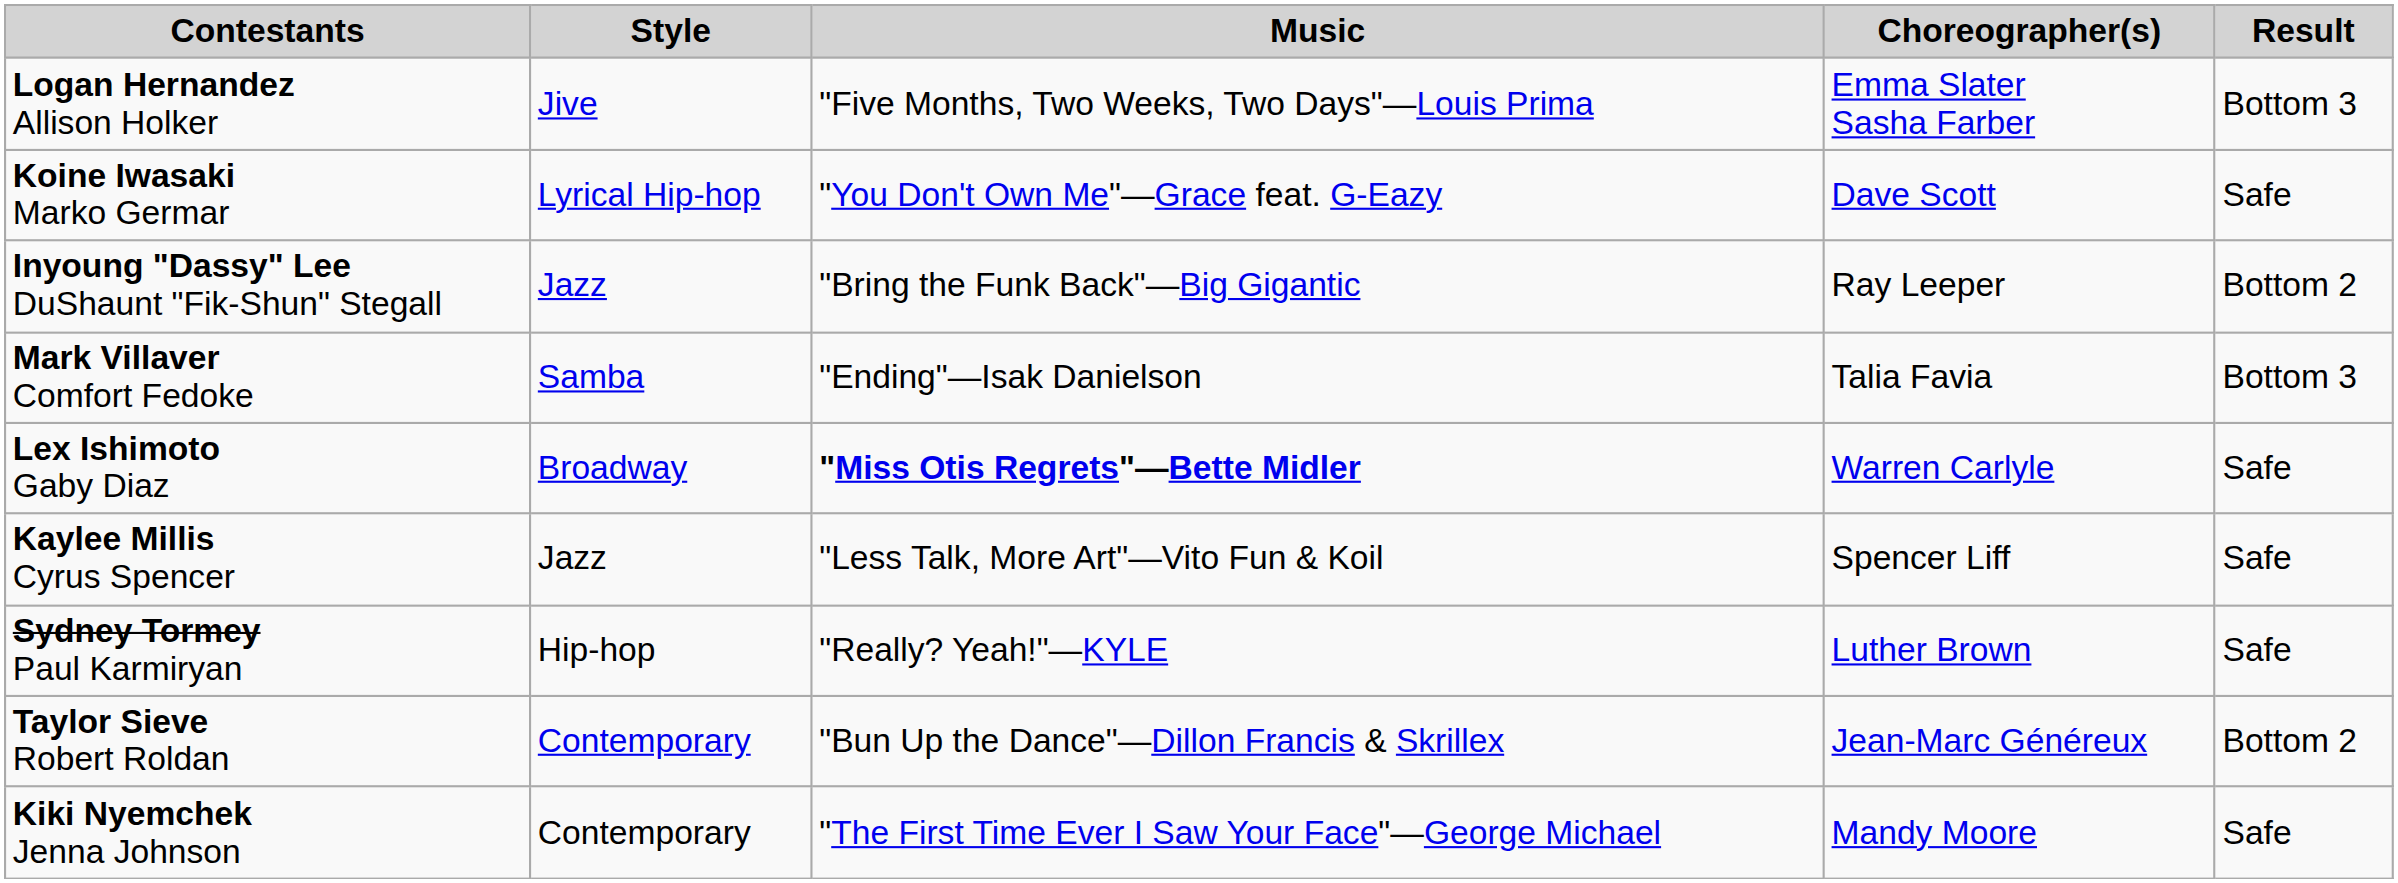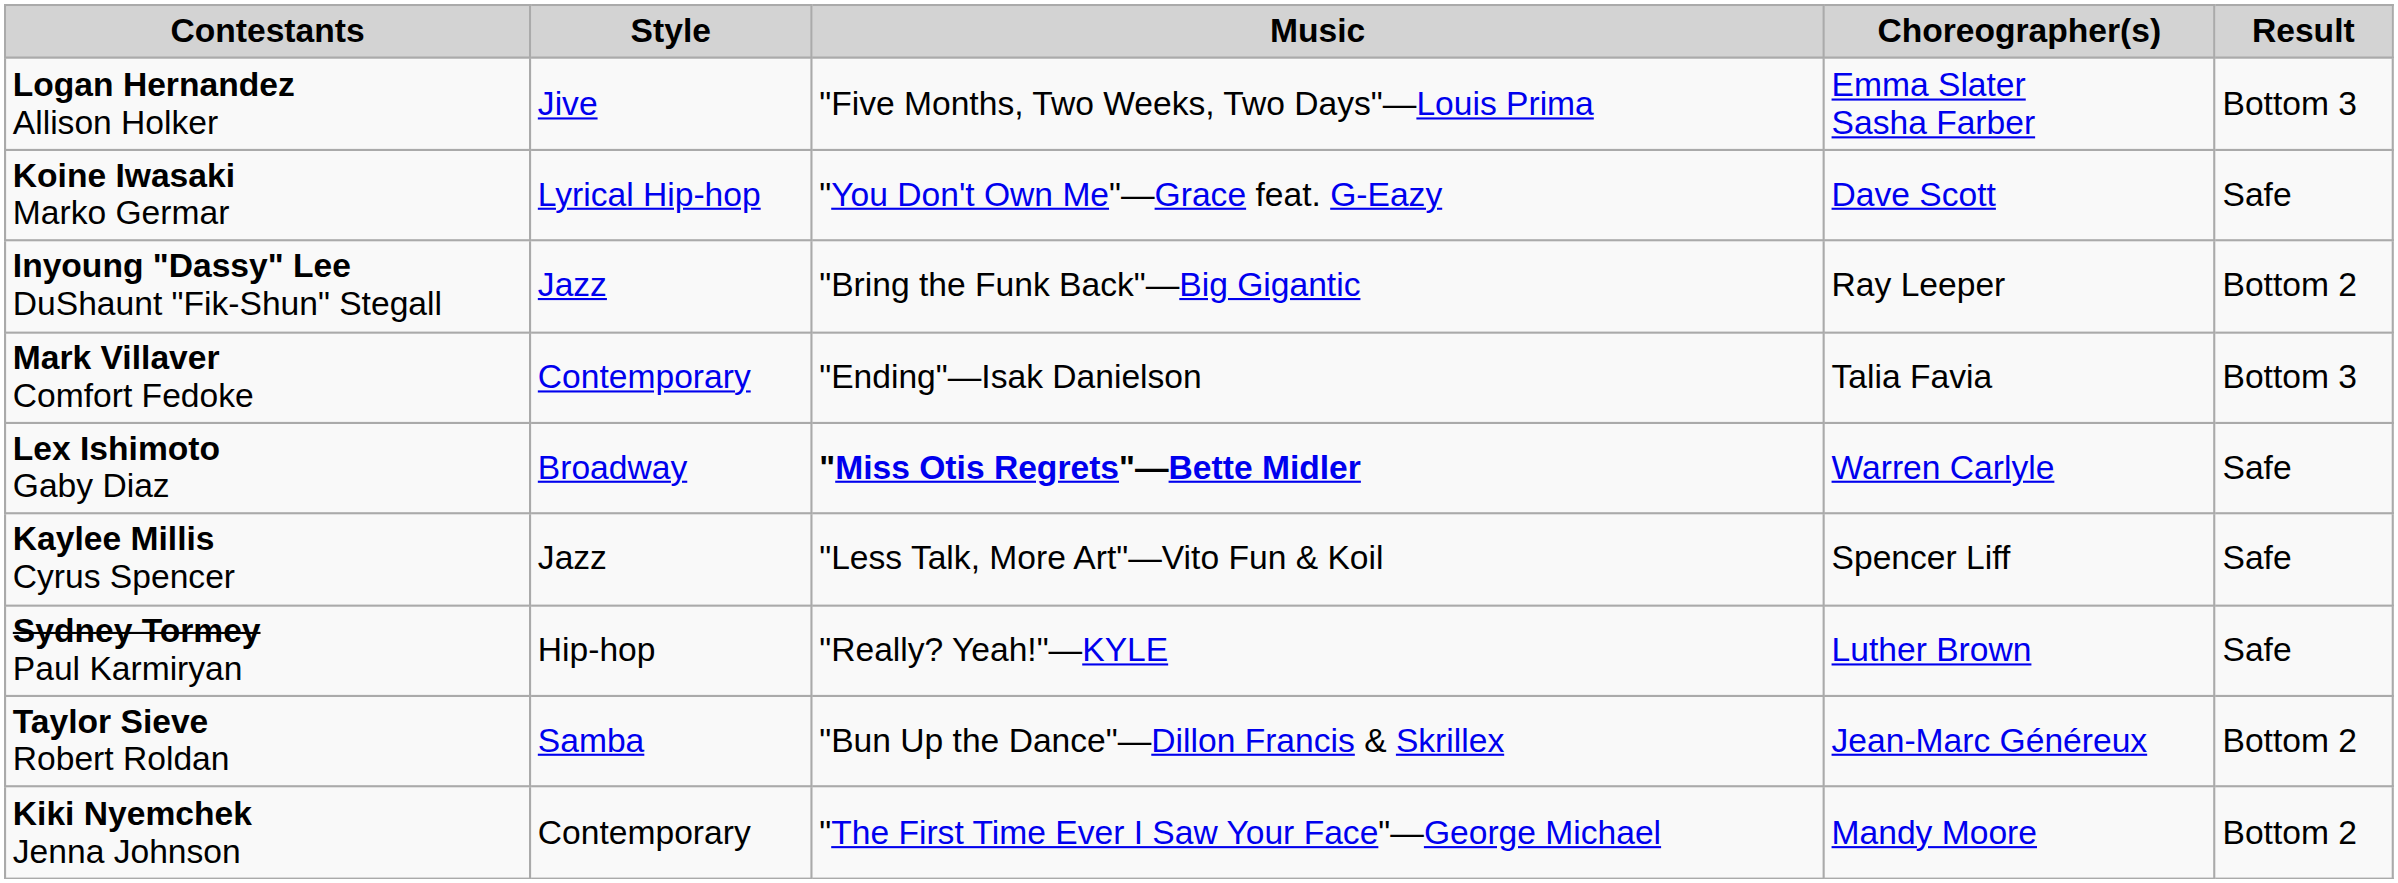(591, 376) Samba -> (644, 376) Contemporary
(644, 740) Contemporary -> (591, 740) Samba
(2257, 832) Safe -> (2290, 832) Bottom 2
